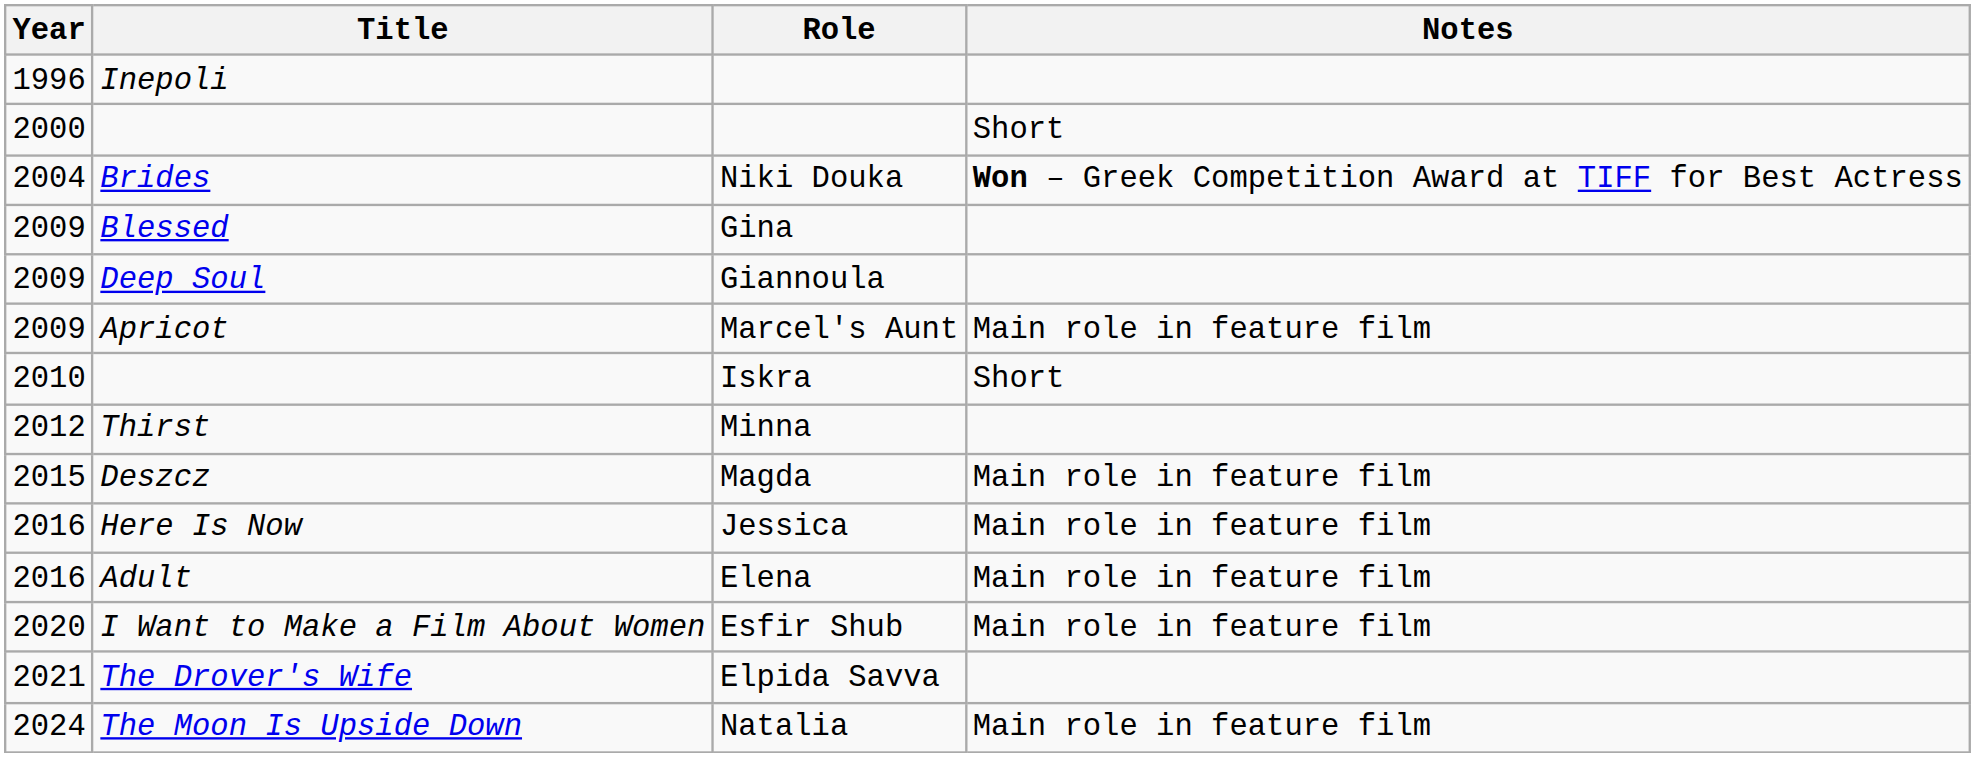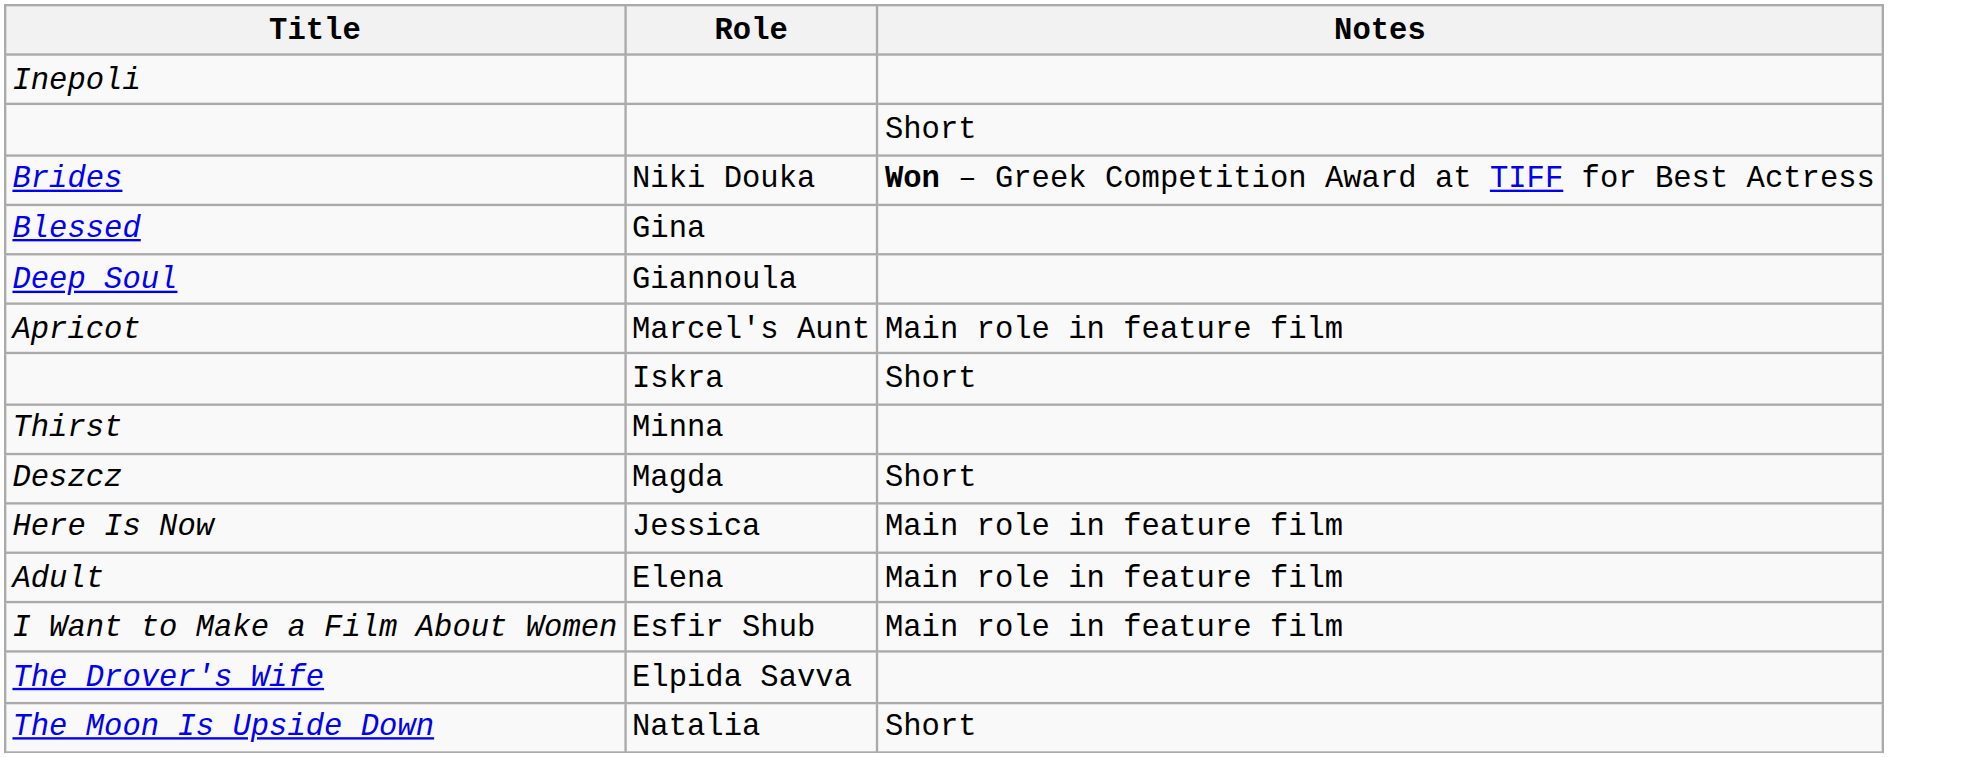- column: (49, 30)
(1202, 478) Main role in feature film -> (931, 478) Short
(1202, 727) Main role in feature film -> (931, 727) Short
